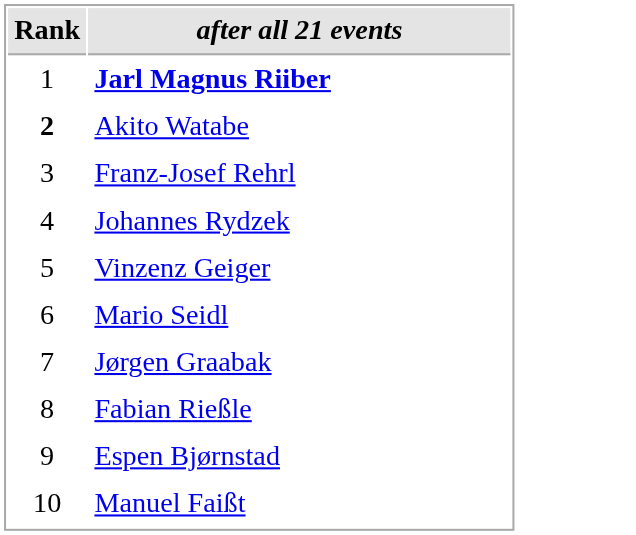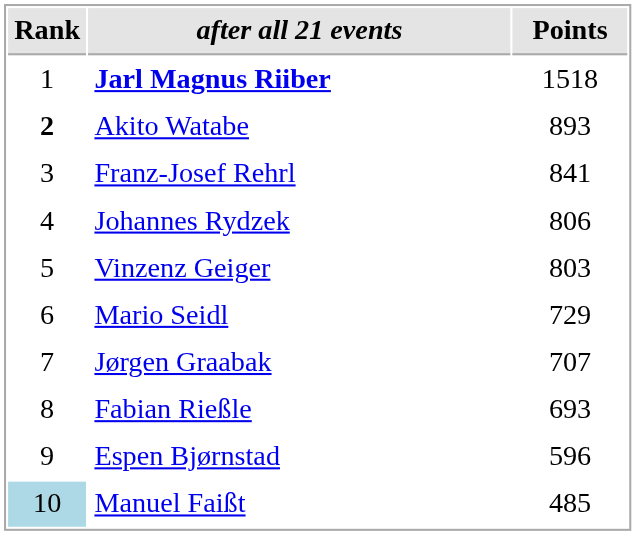+ column: (570, 30)
(47, 503) no background -> (47, 503) lightblue background
